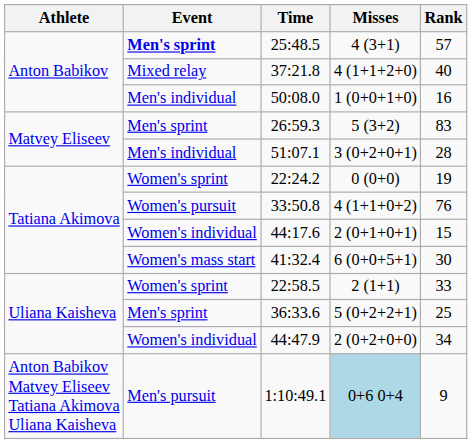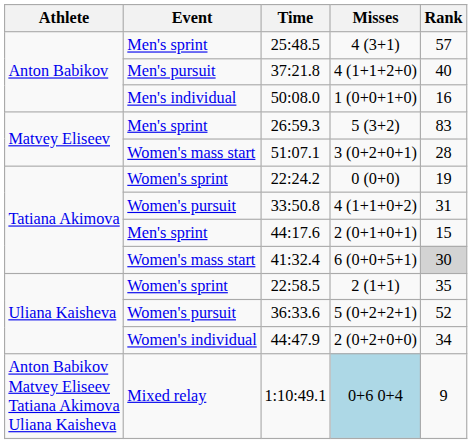(171, 45) bold -> (167, 45) normal
(167, 71) Mixed relay -> (171, 71) Men's pursuit
(182, 152) Men's individual -> (191, 152) Women's mass start
(444, 206) 76 -> (444, 206) 31
(192, 233) Women's individual -> (167, 233) Men's sprint
(444, 259) no background -> (444, 259) lightgrey background
(444, 286) 33 -> (444, 286) 35
(167, 313) Men's sprint -> (182, 313) Women's pursuit
(444, 313) 25 -> (444, 313) 52
(171, 396) Men's pursuit -> (167, 396) Mixed relay
